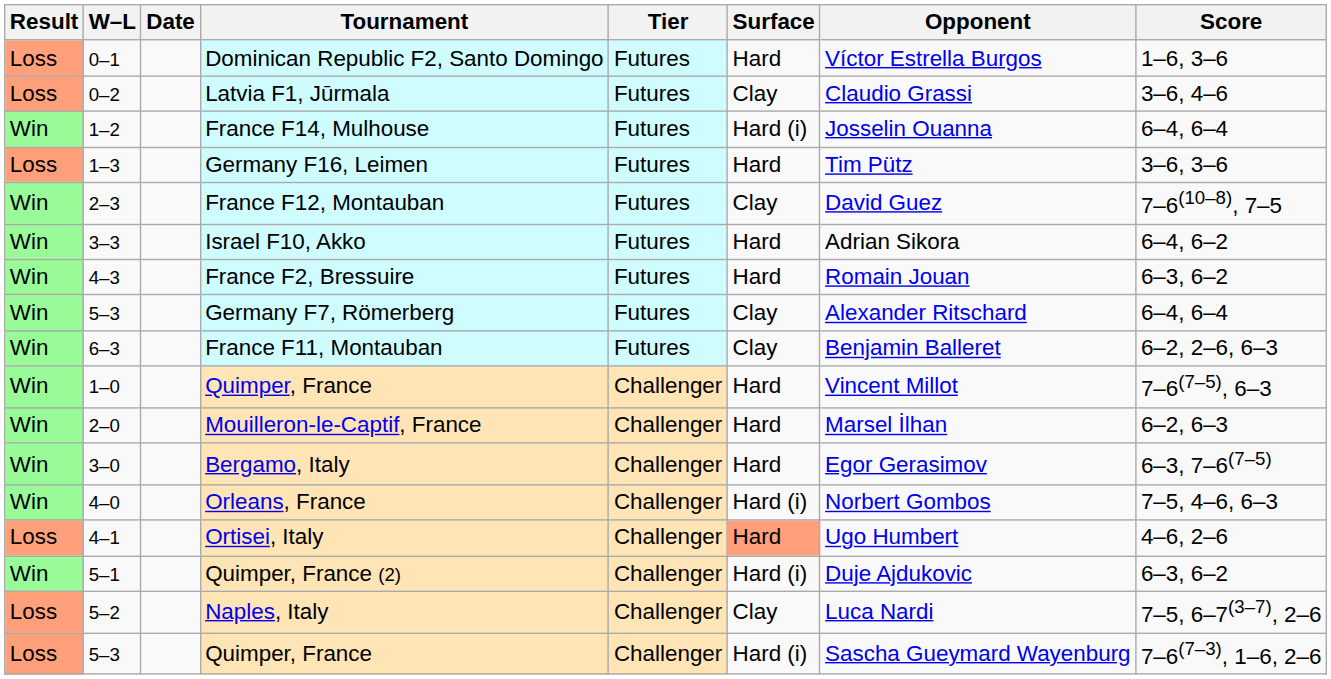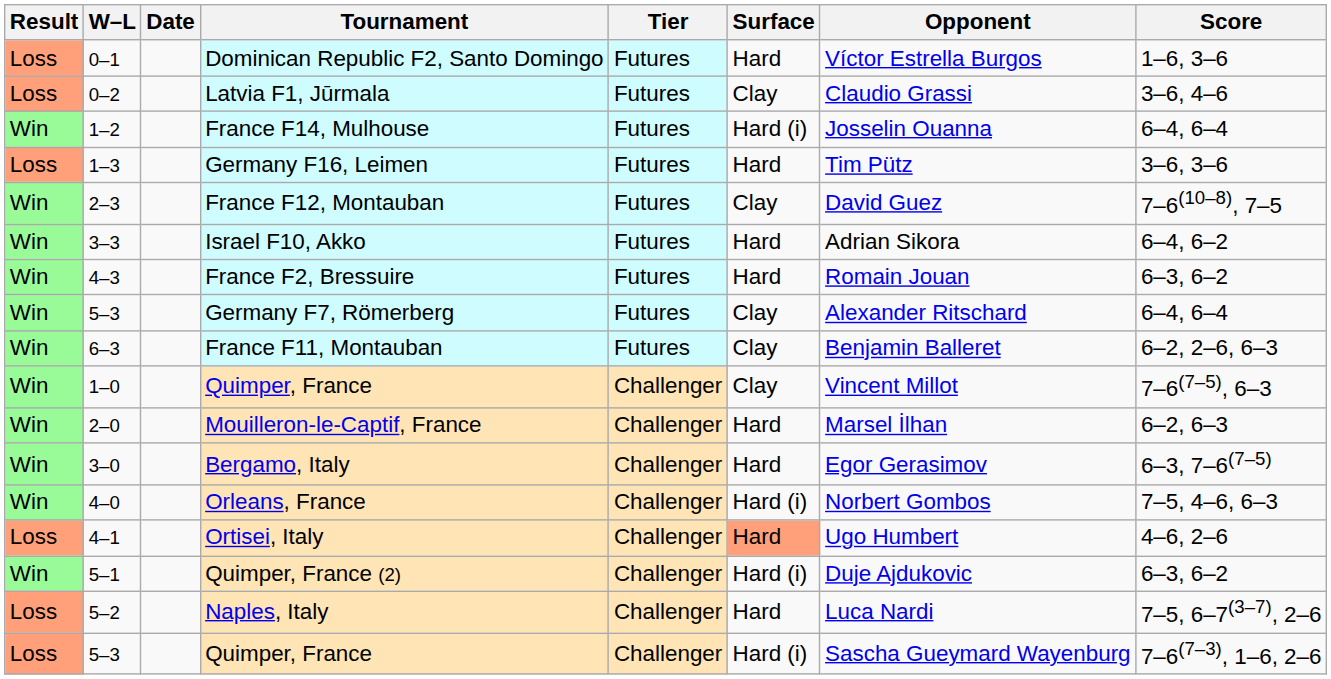(757, 386) Hard -> (755, 386) Clay
(755, 611) Clay -> (757, 611) Hard
